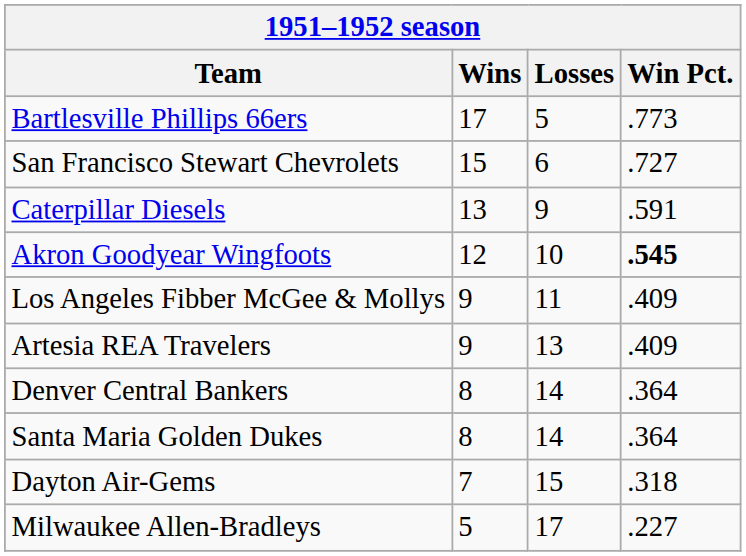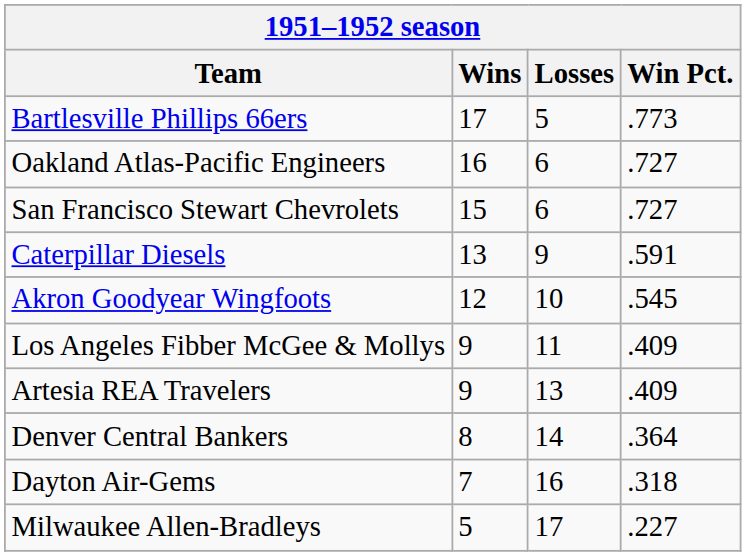+ row: (198, 163)
(652, 254) bold -> (652, 299) normal
- row: (167, 436)
(549, 481) 15 -> (549, 481) 16
